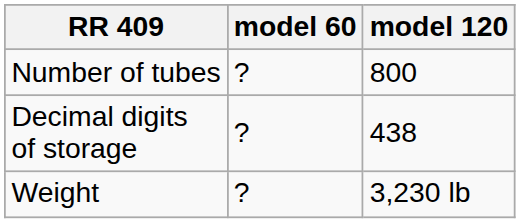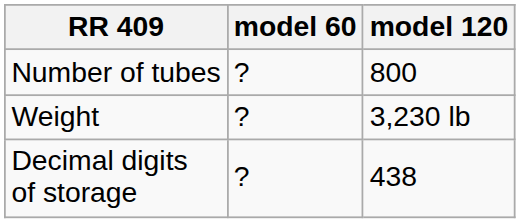rows swapped: (100, 132) <-> (55, 193)
